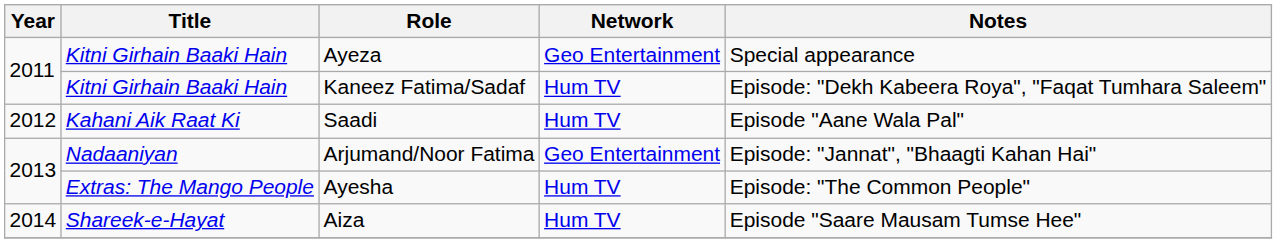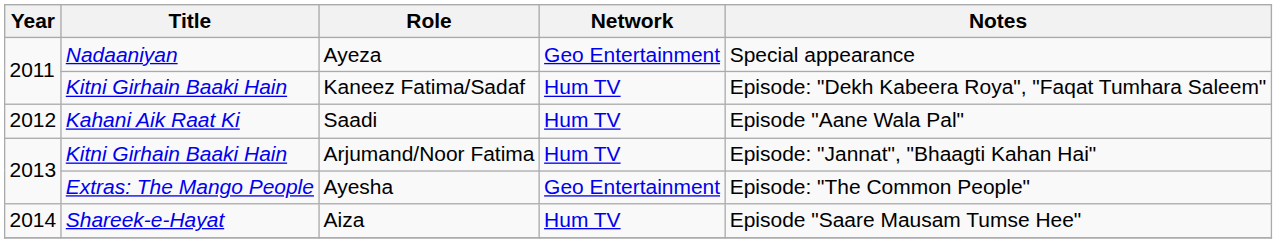(176, 54) Kitni Girhain Baaki Hain -> (122, 54) Nadaaniyan
(122, 154) Nadaaniyan -> (176, 154) Kitni Girhain Baaki Hain
(632, 154) Geo Entertainment -> (582, 154) Hum TV
(582, 187) Hum TV -> (632, 187) Geo Entertainment
